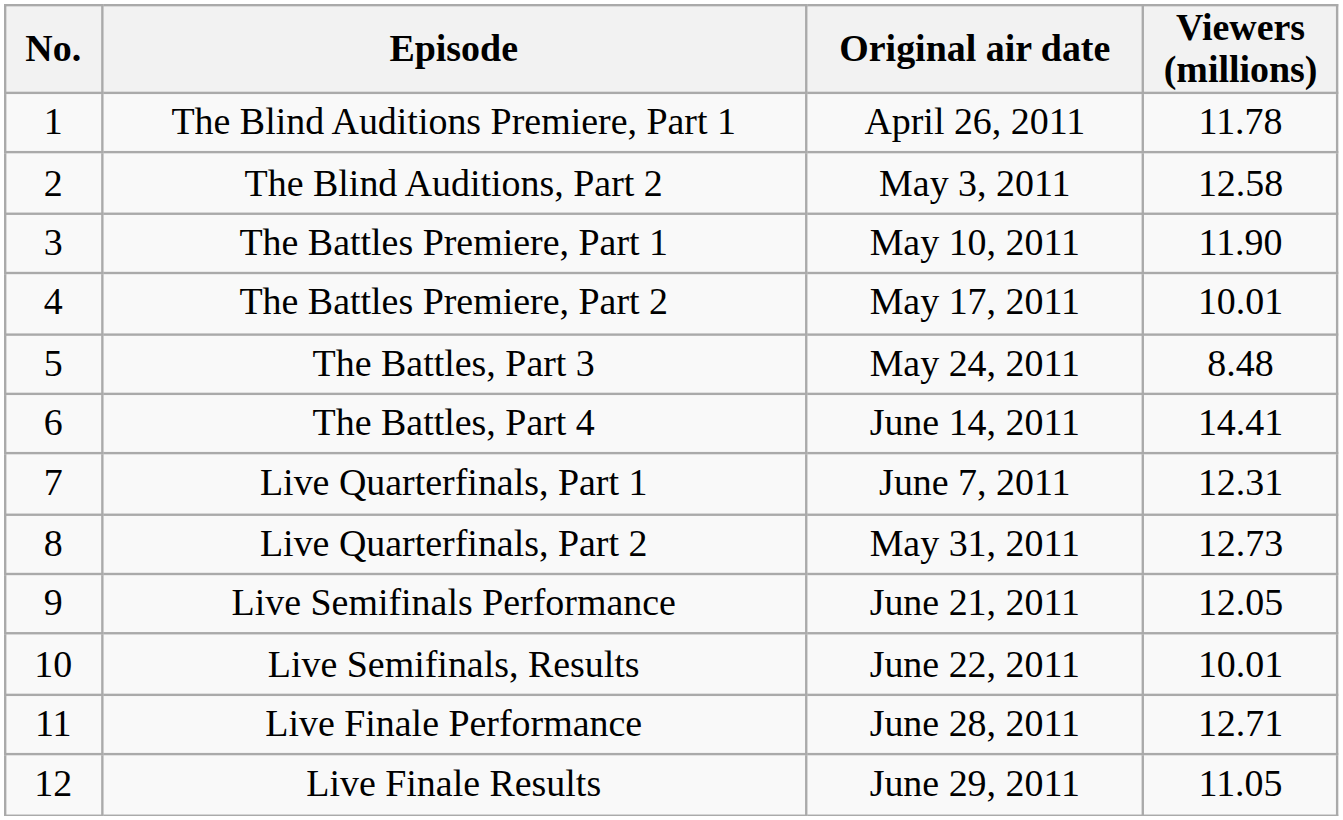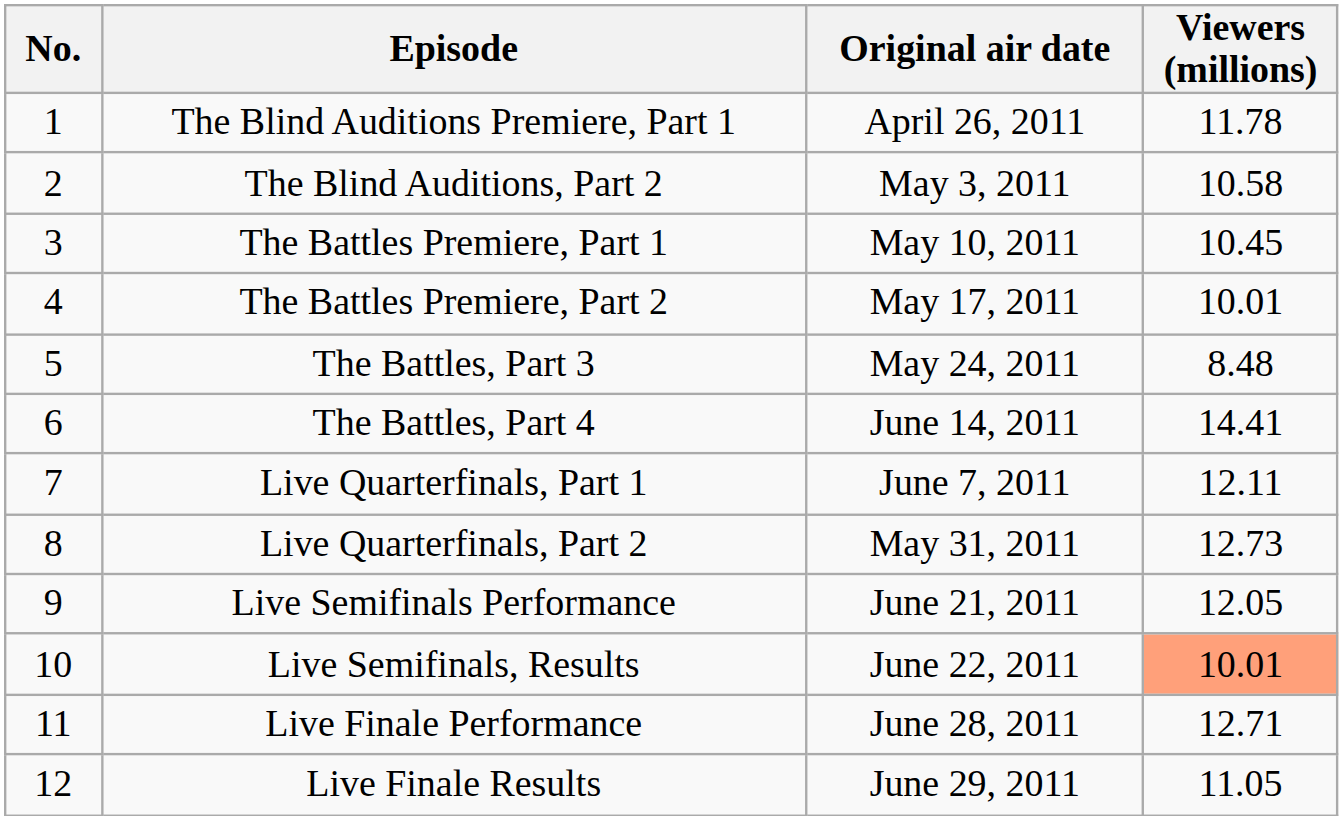(1241, 182) 12.58 -> (1241, 182) 10.58
(1241, 242) 11.90 -> (1241, 242) 10.45
(1241, 483) 12.31 -> (1241, 483) 12.11
(1241, 663) no background -> (1241, 663) lightsalmon background
